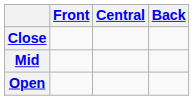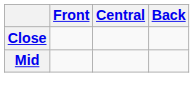- row: (27, 83)
